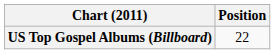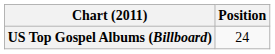(242, 37) 22 -> (242, 37) 24
